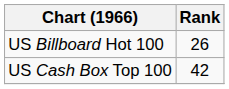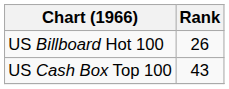(200, 70) 42 -> (200, 70) 43
